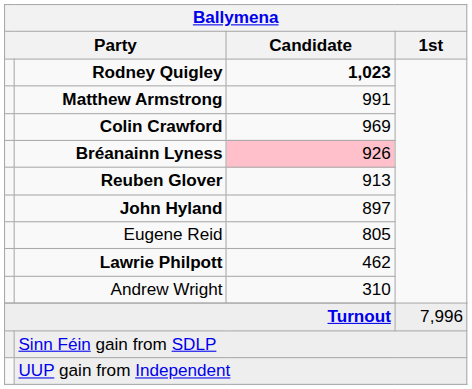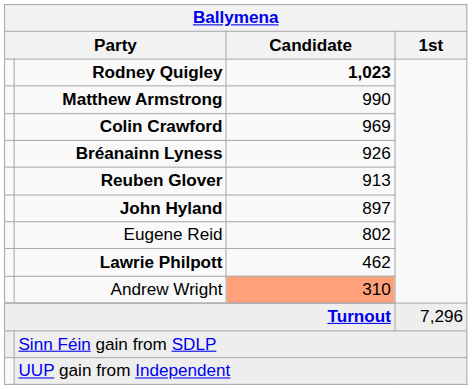(377, 99) 991 -> (377, 99) 990
(377, 153) pink background -> (377, 153) no background
(377, 235) 805 -> (377, 235) 802
(377, 289) no background -> (377, 289) lightsalmon background
(442, 316) 7,996 -> (442, 316) 7,296
